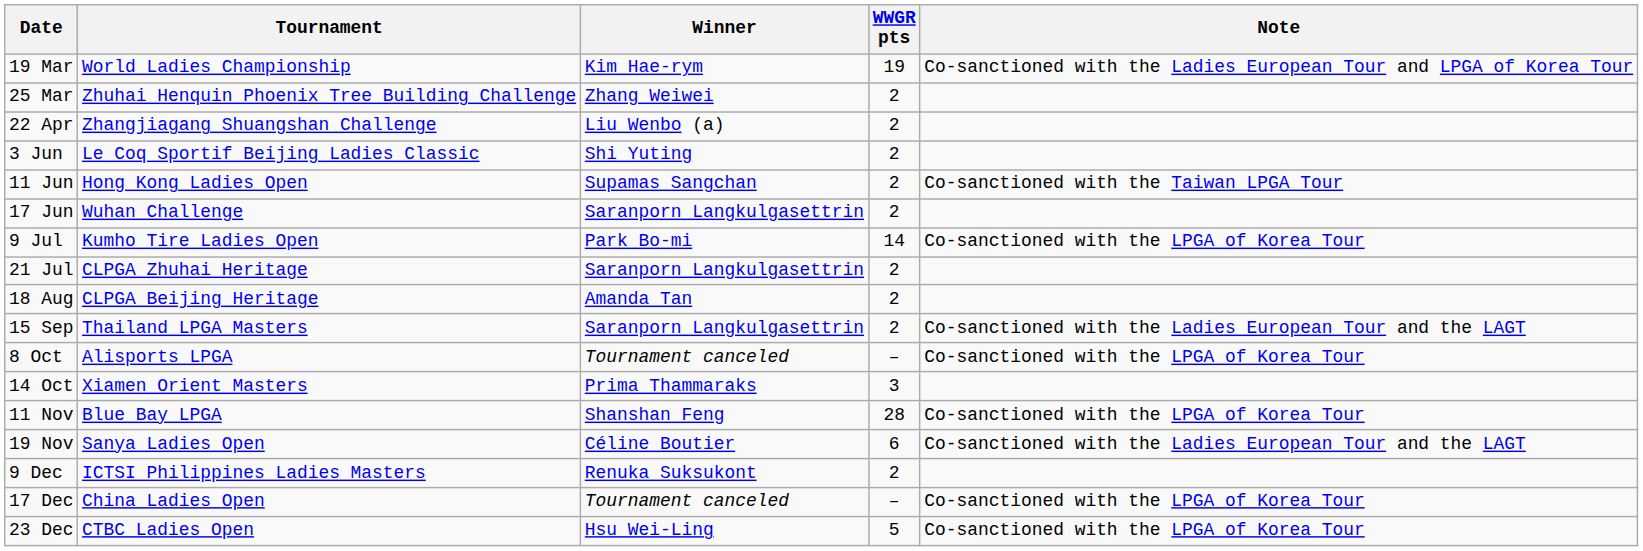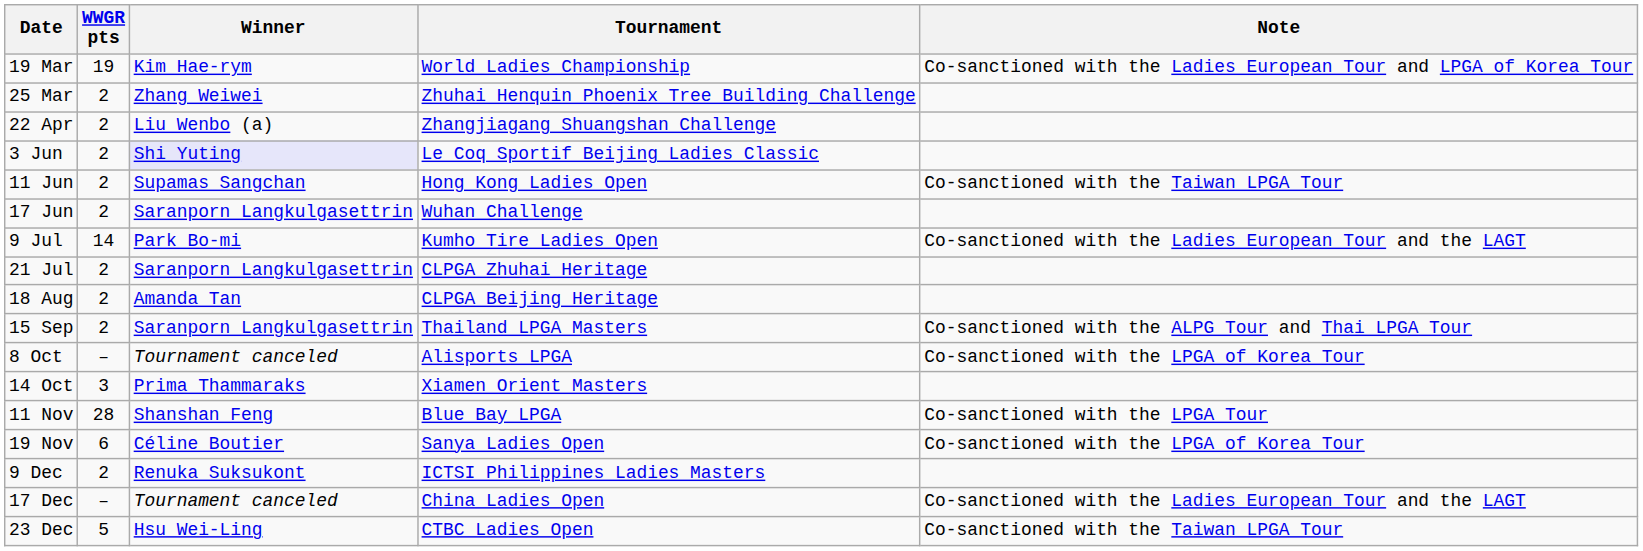columns swapped: (329, 30) <-> (894, 30)
(638, 155) no background -> (187, 155) lavender background
(1144, 242) Co-sanctioned with the LPGA of Korea Tour -> (1225, 242) Co-sanctioned with the Ladies European Tour and the LAGT
(1225, 329) Co-sanctioned with the Ladies European Tour and the LAGT -> (1198, 329) Co-sanctioned with the ALPG Tour and Thai LPGA Tour
(1144, 416) Co-sanctioned with the LPGA of Korea Tour -> (1096, 416) Co-sanctioned with the LPGA Tour
(1225, 445) Co-sanctioned with the Ladies European Tour and the LAGT -> (1144, 445) Co-sanctioned with the LPGA of Korea Tour
(1144, 502) Co-sanctioned with the LPGA of Korea Tour -> (1225, 502) Co-sanctioned with the Ladies European Tour and the LAGT
(1144, 531) Co-sanctioned with the LPGA of Korea Tour -> (1134, 531) Co-sanctioned with the Taiwan LPGA Tour
